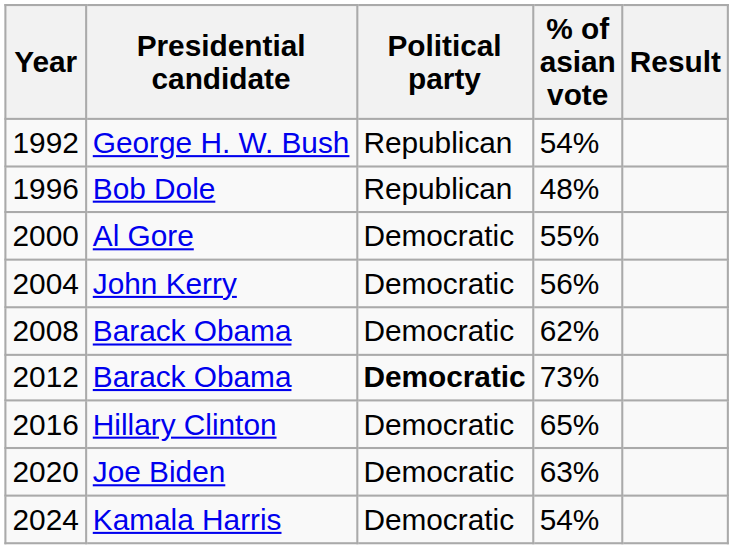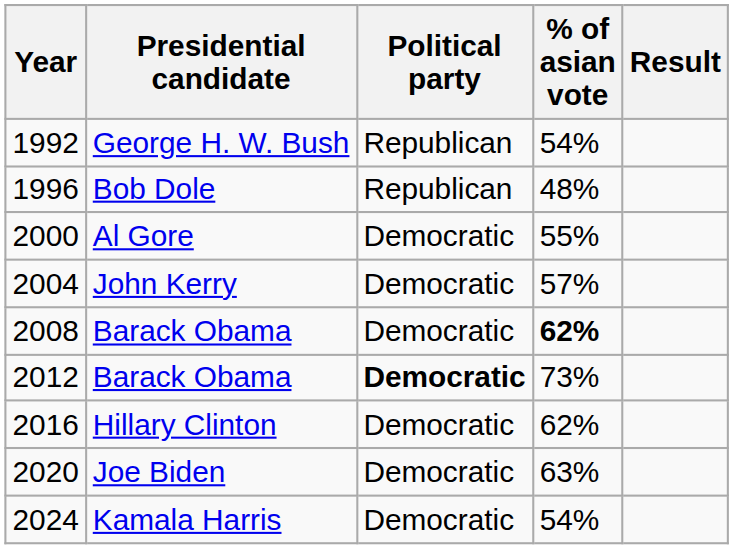(569, 283) 56% -> (569, 283) 57%
(569, 330) normal -> (569, 330) bold
(569, 424) 65% -> (569, 424) 62%
